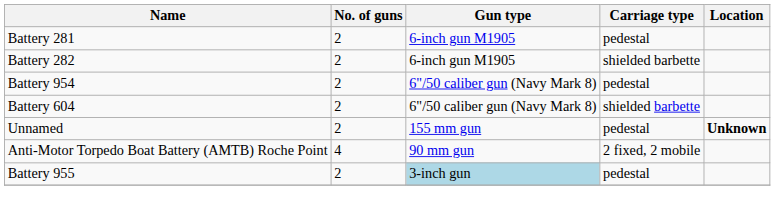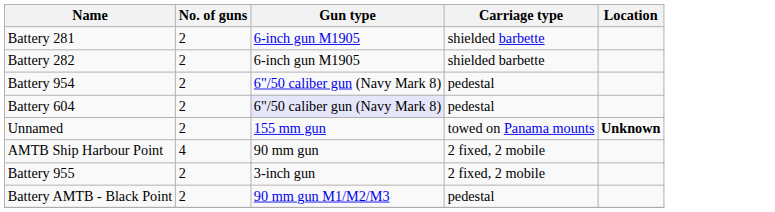(626, 38) pedestal -> (496, 38) shielded barbette
(503, 106) no background -> (347, 106) lavender background
(652, 106) shielded barbette -> (471, 106) pedestal
(626, 128) pedestal -> (521, 128) towed on Panama mounts
- row: (168, 151)
+ row: (85, 151)
(440, 173) lightblue background -> (284, 173) no background
(626, 173) pedestal -> (496, 173) 2 fixed, 2 mobile
+ row: (90, 196)
